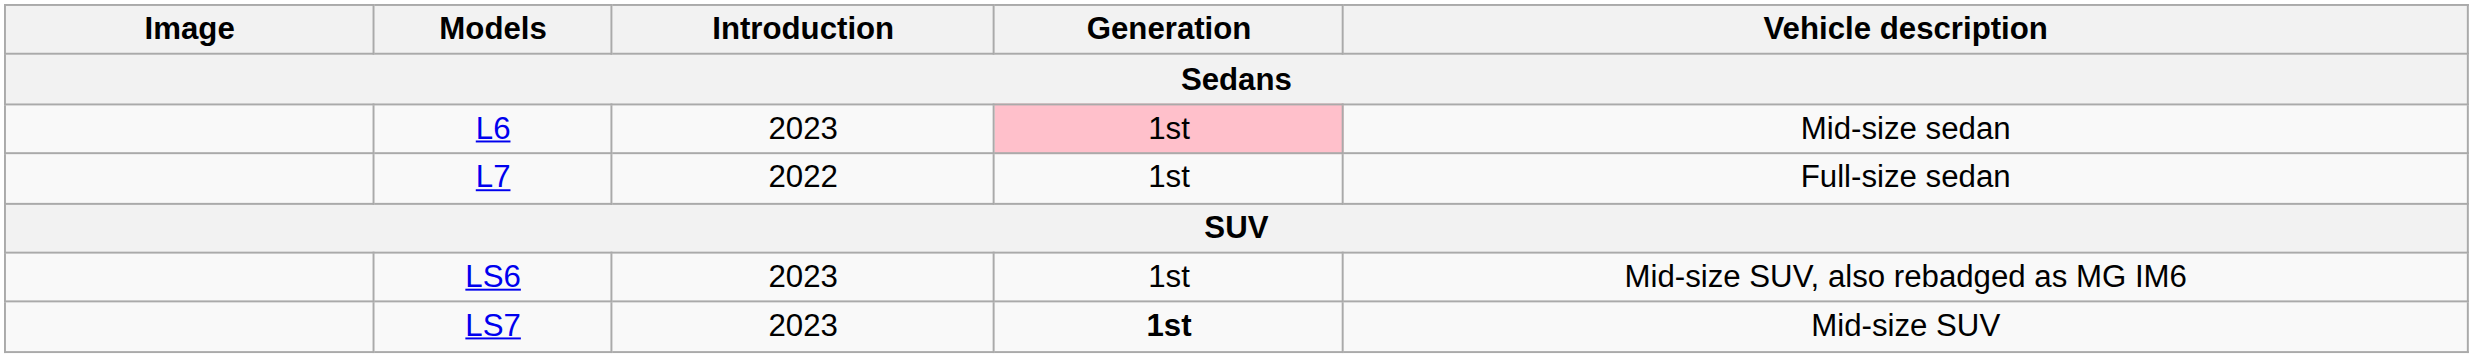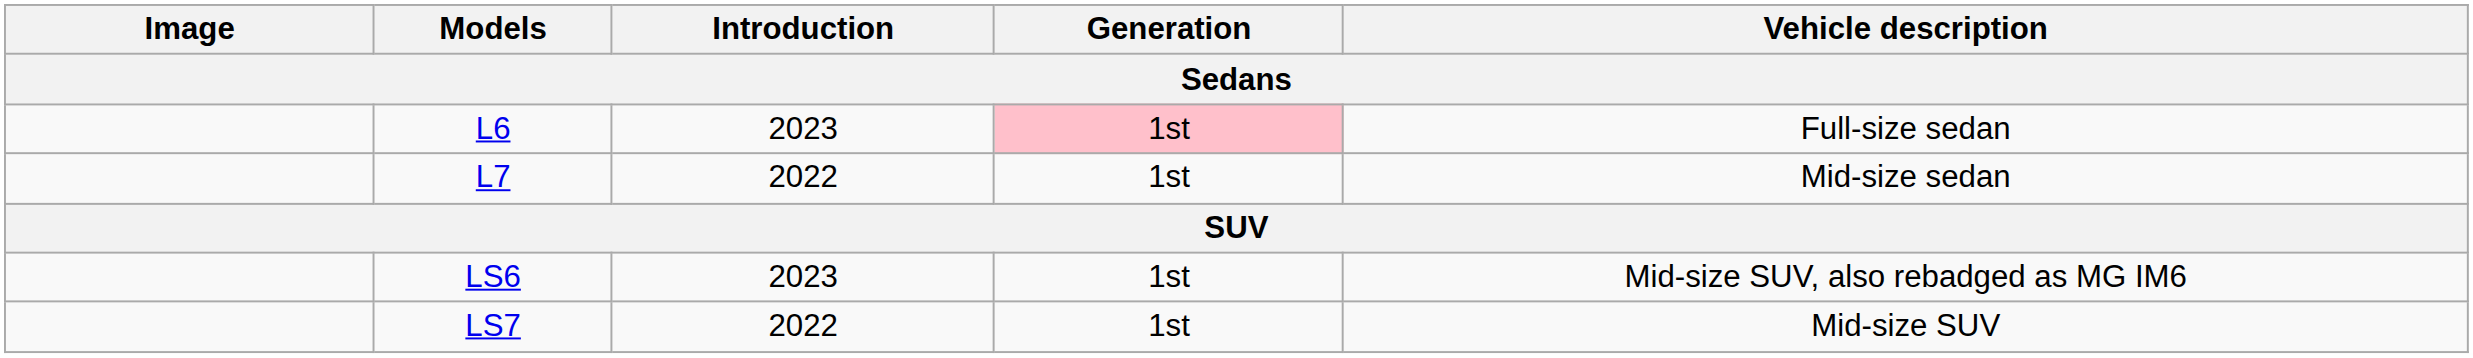(1906, 128) Mid-size sedan -> (1906, 128) Full-size sedan
(1906, 177) Full-size sedan -> (1906, 177) Mid-size sedan
(803, 326) 2023 -> (803, 326) 2022
(1169, 326) bold -> (1169, 326) normal
